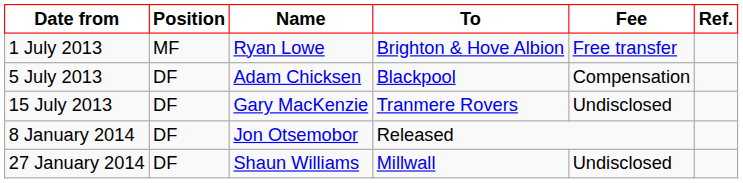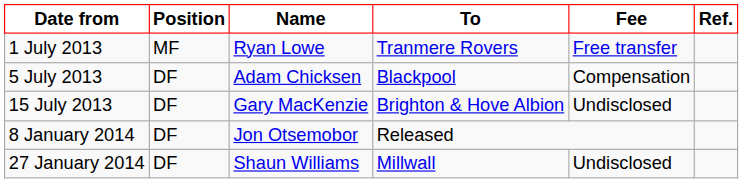(470, 47) Brighton & Hove Albion -> (447, 47) Tranmere Rovers
(447, 105) Tranmere Rovers -> (470, 105) Brighton & Hove Albion
